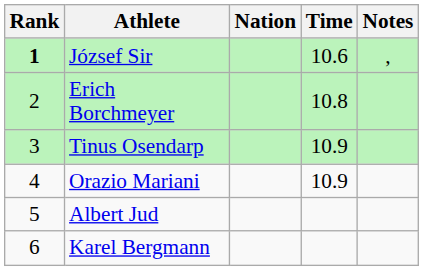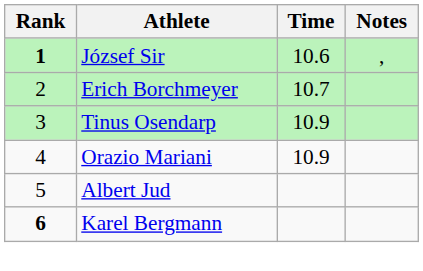- column: (265, 21)
(329, 100) 10.8 -> (311, 88) 10.7
(34, 247) normal -> (41, 223) bold
